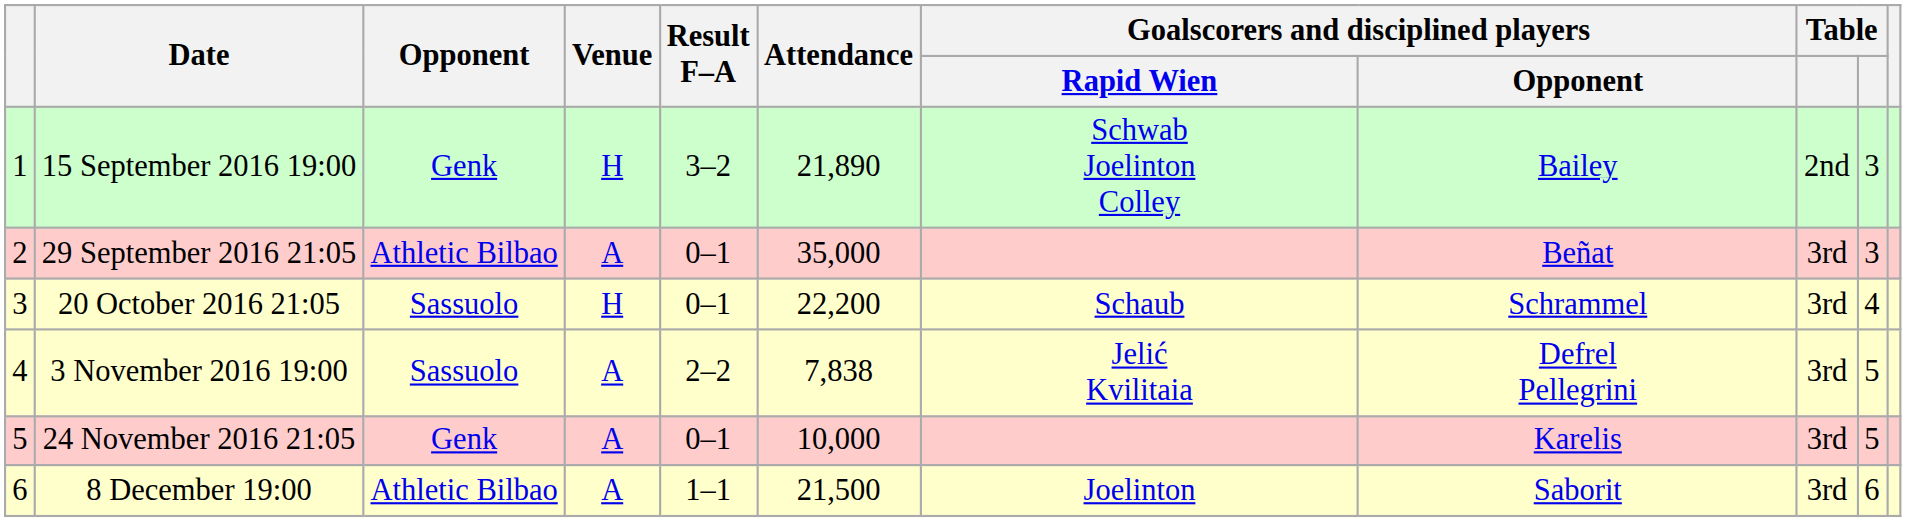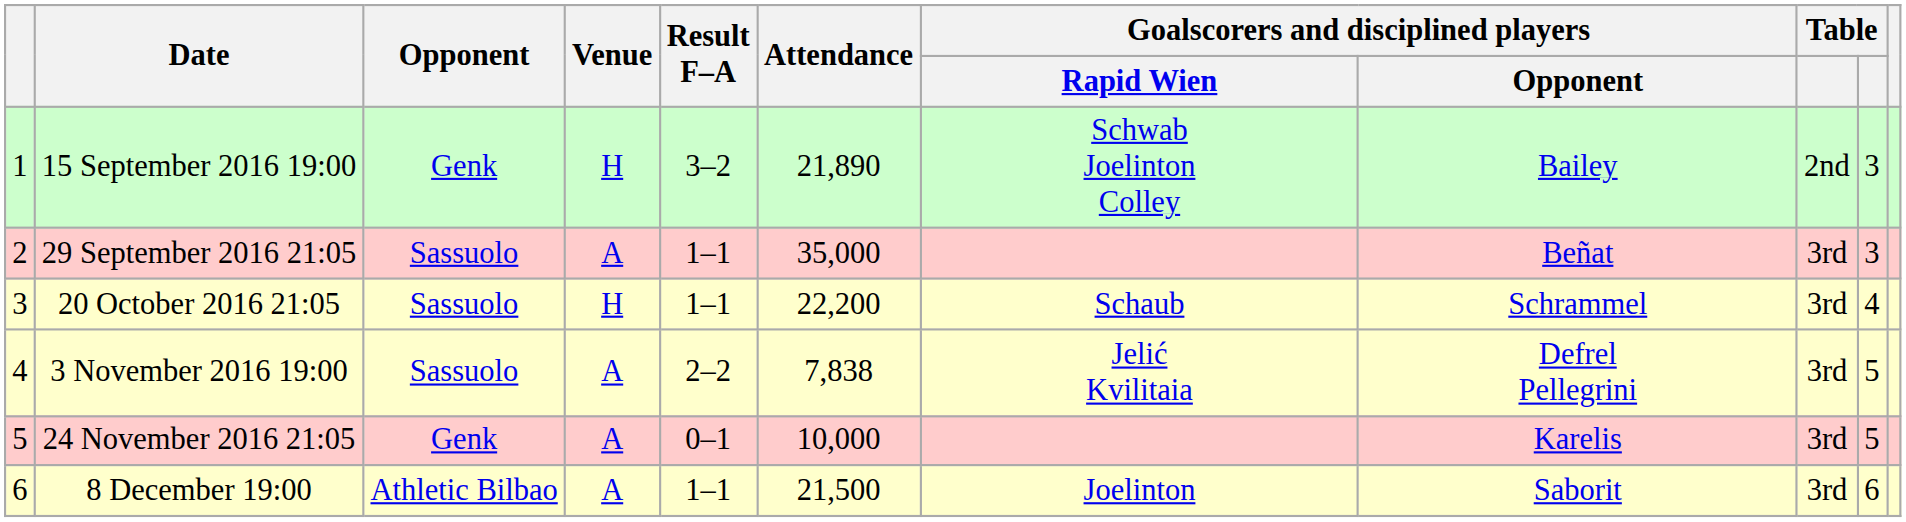(464, 253) Athletic Bilbao -> (464, 253) Sassuolo
(708, 253) 0–1 -> (708, 253) 1–1
(708, 303) 0–1 -> (708, 303) 1–1
